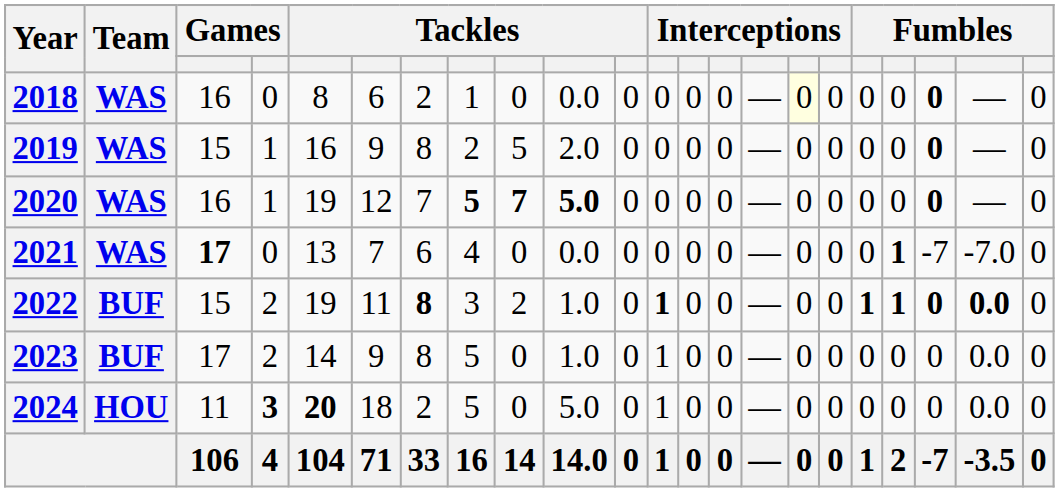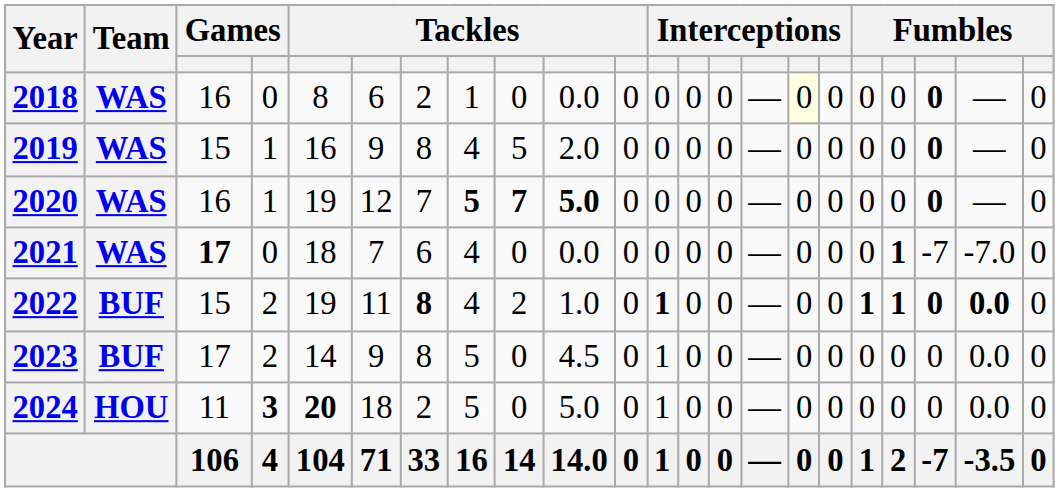(472, 148) 2 -> (472, 148) 4
(320, 252) 13 -> (320, 252) 18
(472, 304) 3 -> (472, 304) 4
(579, 356) 1.0 -> (579, 356) 4.5
